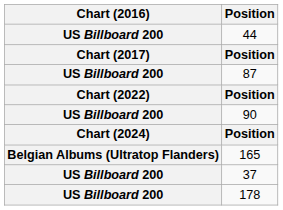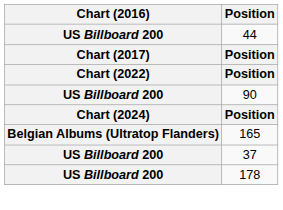- row: (250, 74)
